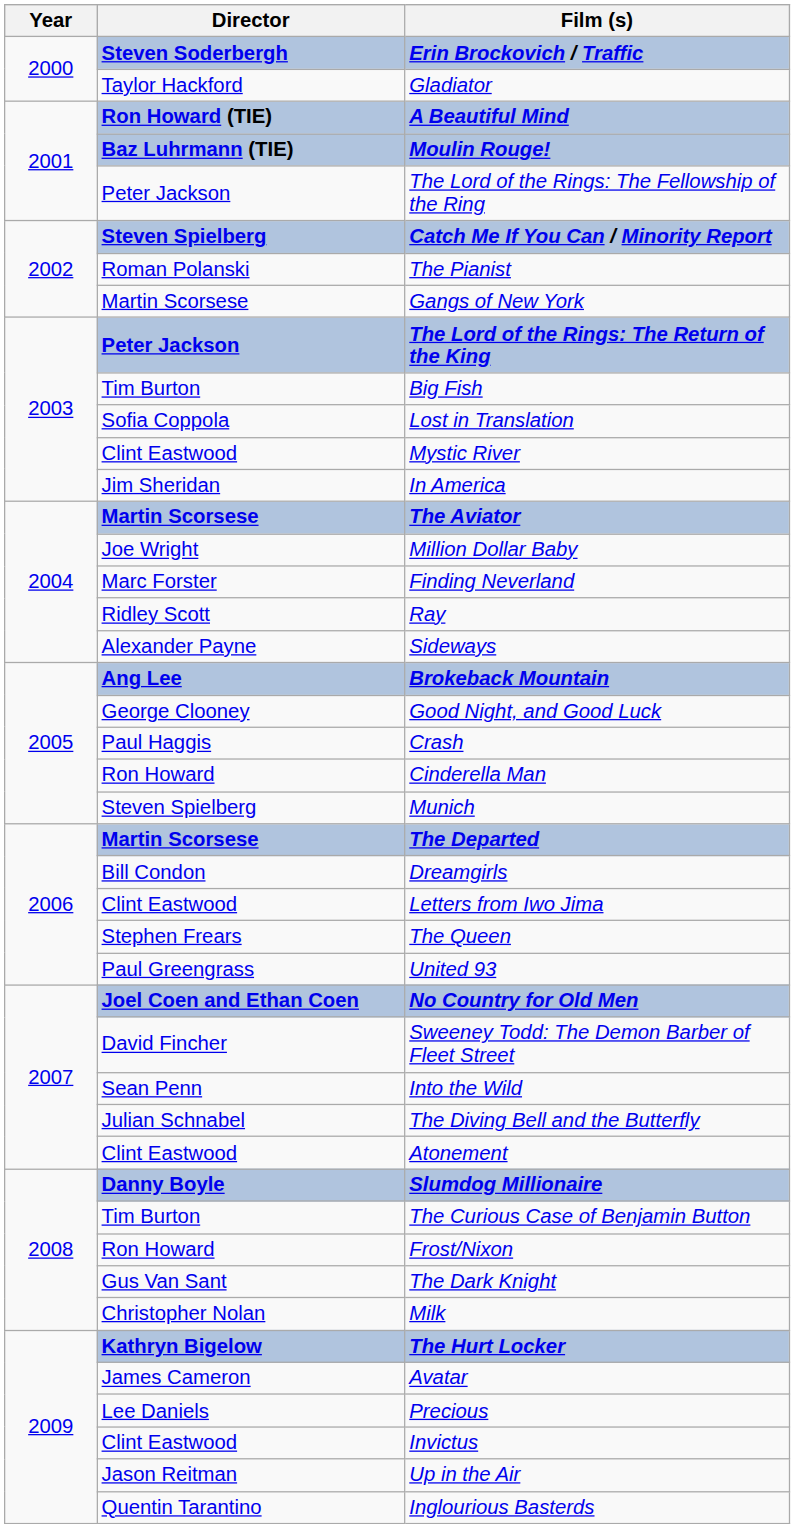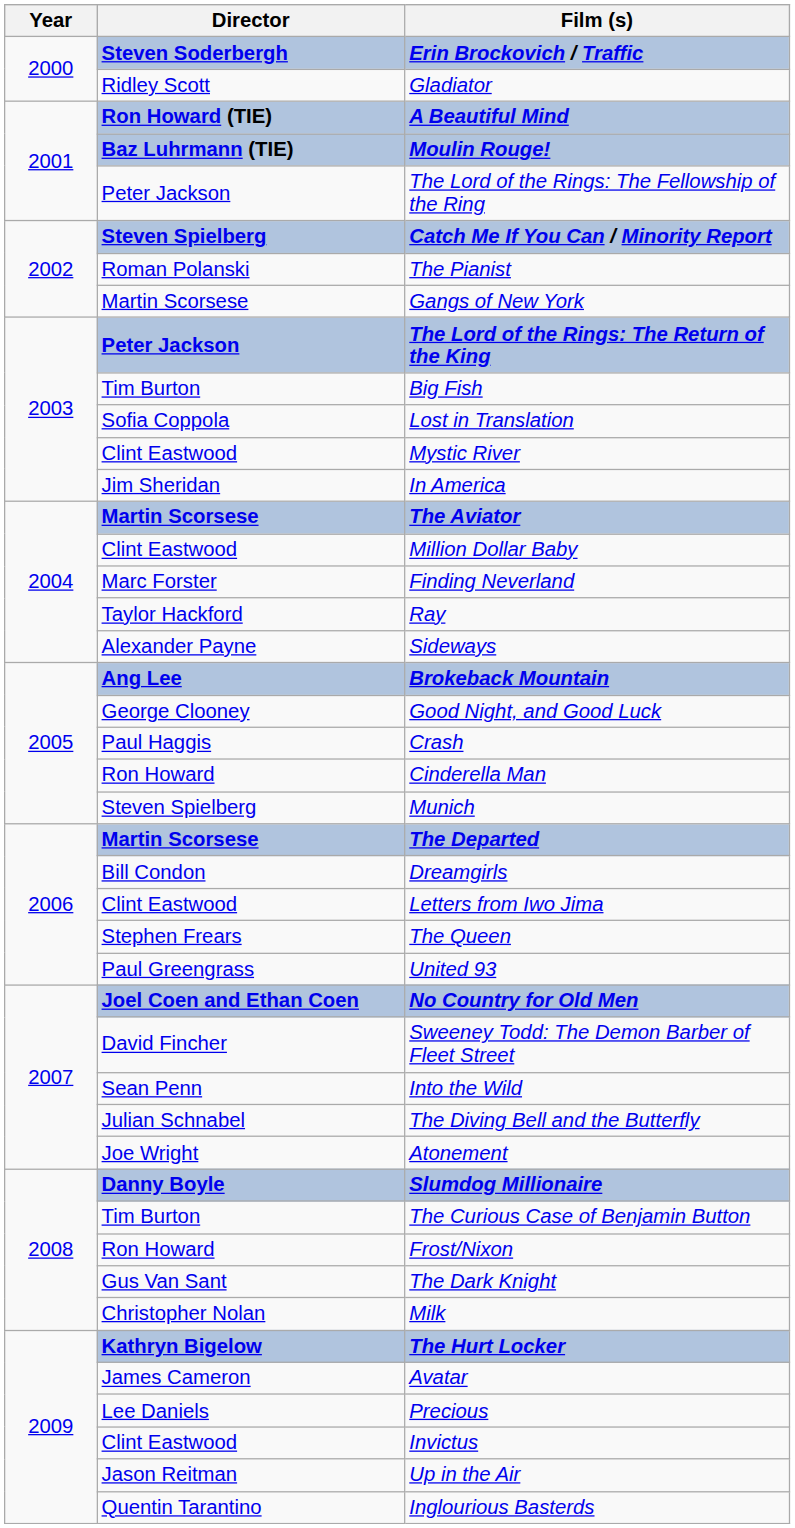(172, 85) Taylor Hackford -> (156, 85) Ridley Scott
(150, 549) Joe Wright -> (169, 549) Clint Eastwood
(156, 614) Ridley Scott -> (172, 614) Taylor Hackford
(169, 1152) Clint Eastwood -> (150, 1152) Joe Wright
